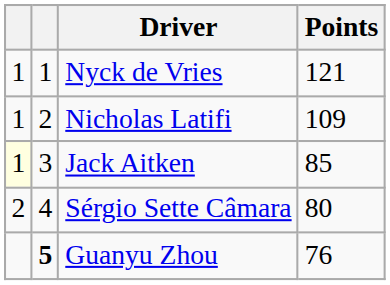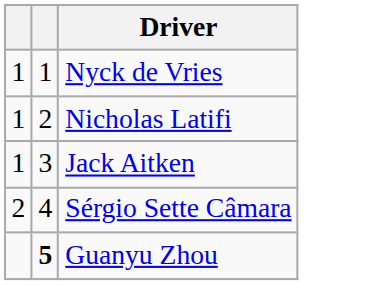- column: (342, 26)
(18, 163) lightyellow background -> (18, 163) no background
